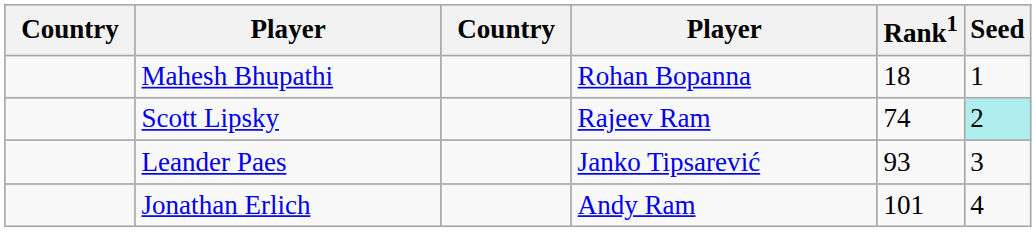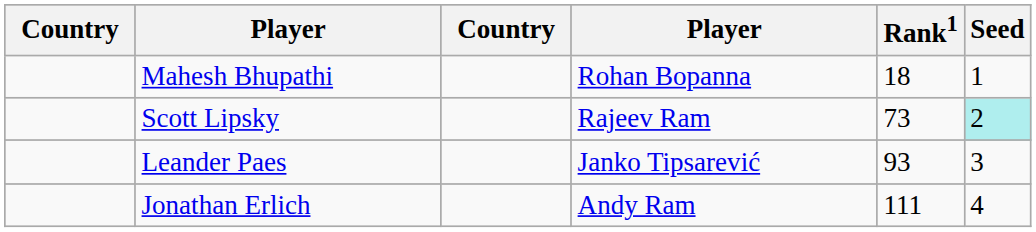(897, 119) 74 -> (897, 119) 73
(904, 204) 101 -> (903, 204) 111
